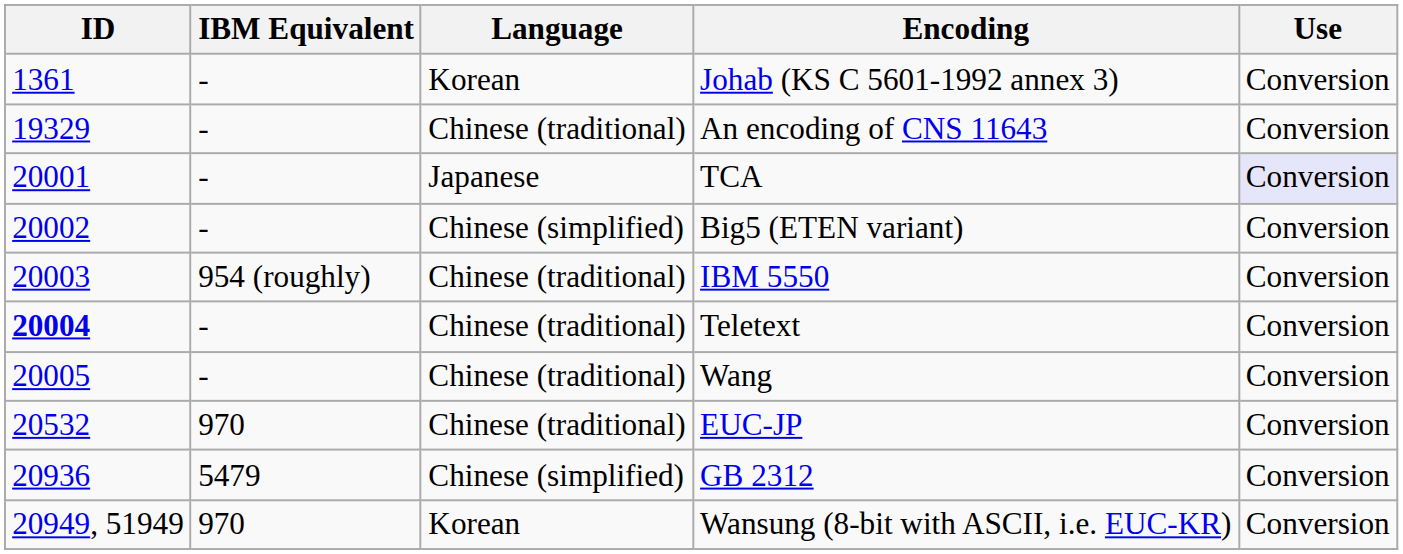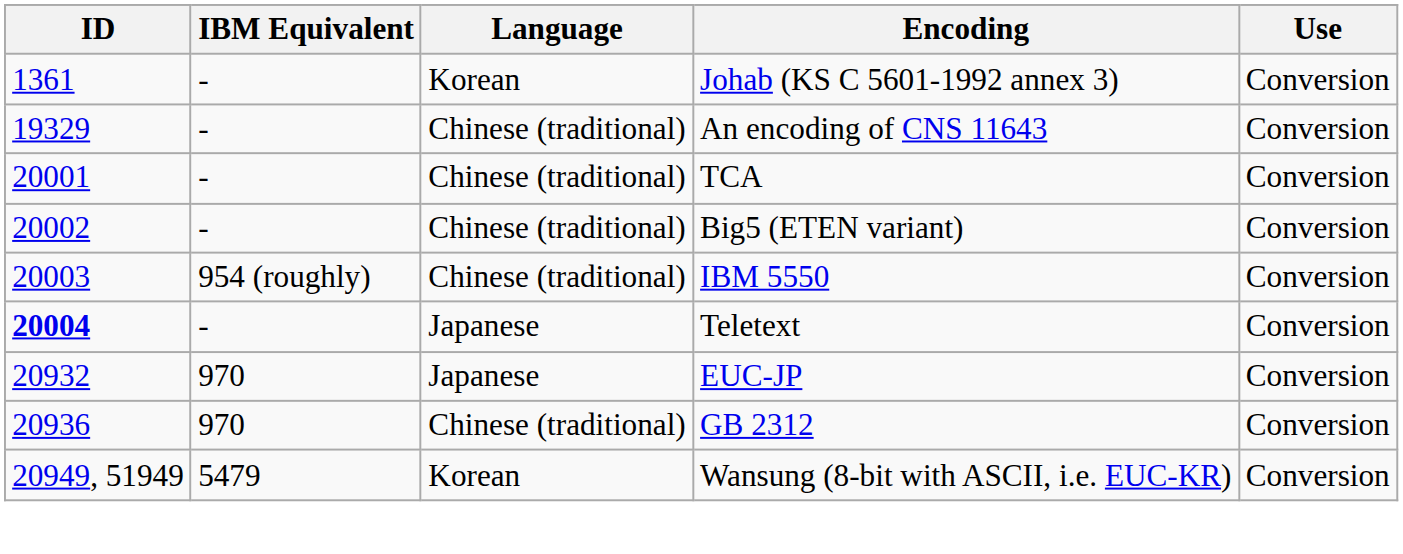(484, 177) Japanese -> (557, 177) Chinese (traditional)
(1318, 177) lavender background -> (1318, 177) no background
(556, 227) Chinese (simplified) -> (557, 227) Chinese (traditional)
(557, 326) Chinese (traditional) -> (484, 326) Japanese
- row: (736, 375)
(51, 425) 20532 -> (51, 375) 20932
(557, 425) Chinese (traditional) -> (484, 375) Japanese
(229, 474) 5479 -> (222, 425) 970
(556, 474) Chinese (simplified) -> (557, 425) Chinese (traditional)
(222, 524) 970 -> (229, 474) 5479
